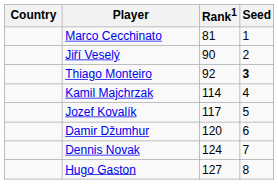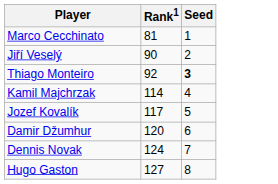- column: (33, 15)
